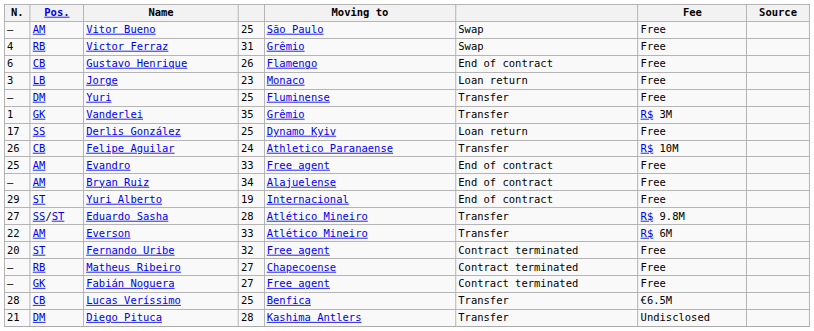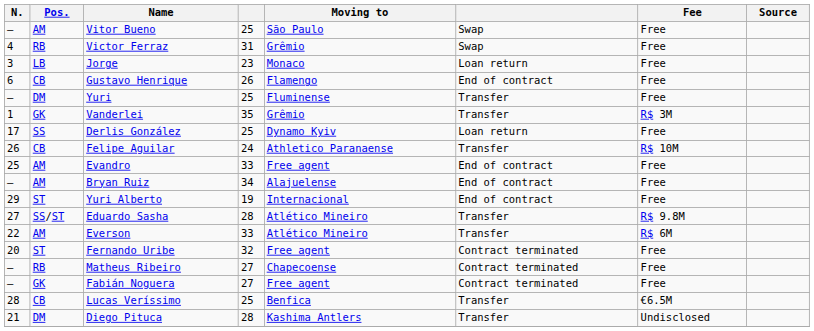rows swapped: (102, 81) <-> (137, 64)
